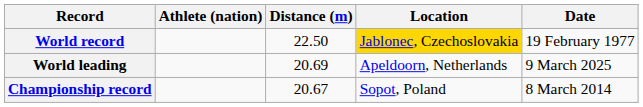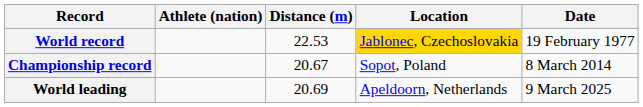(311, 41) 22.50 -> (311, 41) 22.53
rows swapped: (80, 89) <-> (80, 65)
